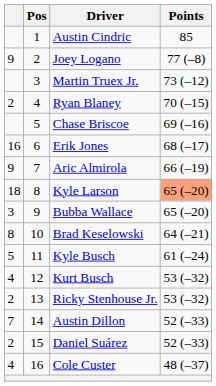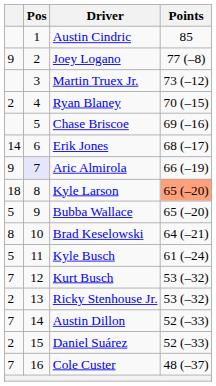(14, 146) 16 -> (14, 146) 14
(37, 168) no background -> (37, 168) lavender background
(11, 211) 3 -> (11, 211) 5
(11, 277) 4 -> (11, 277) 7
(11, 364) 4 -> (11, 364) 7
